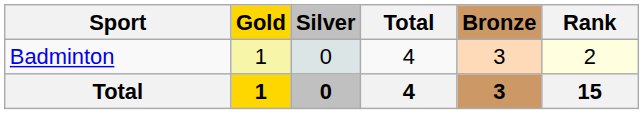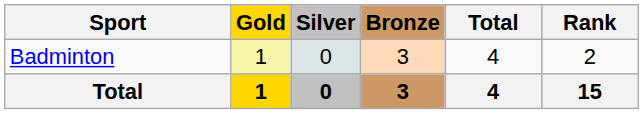columns swapped: (499, 22) <-> (409, 22)
(590, 57) lightyellow background -> (590, 57) no background
